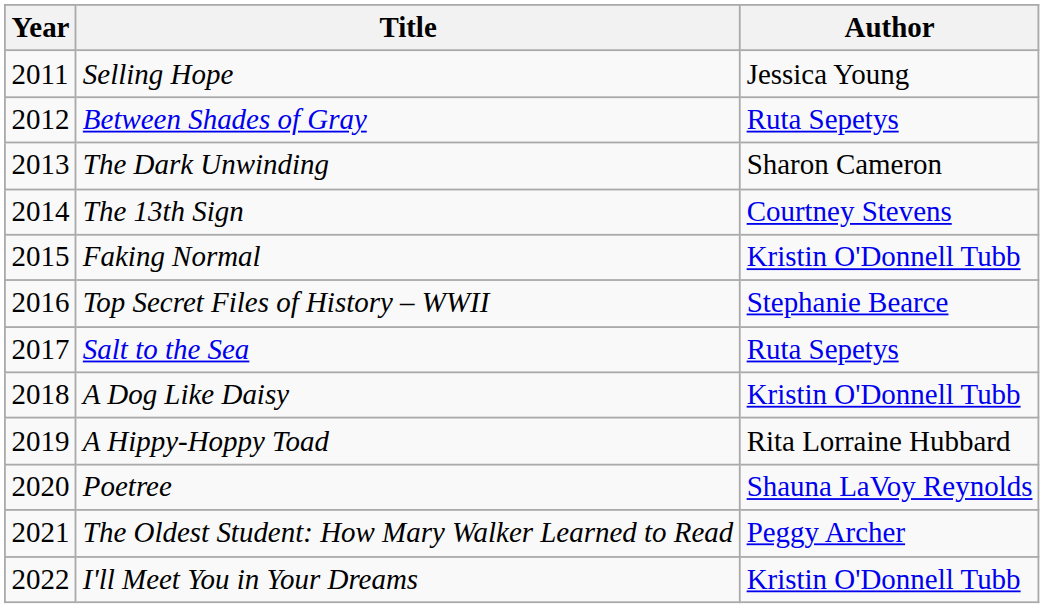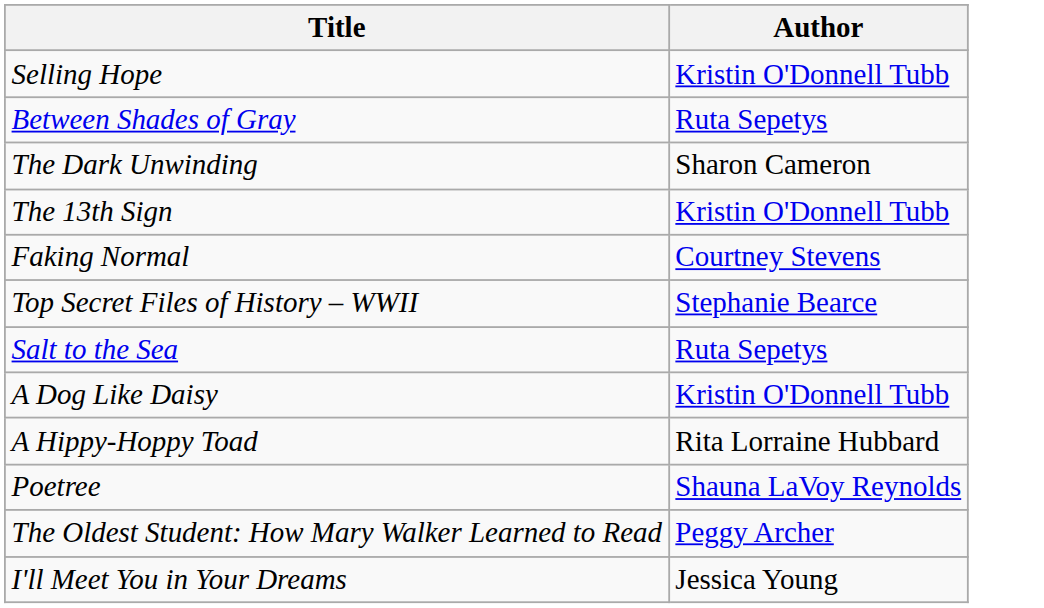- column: (41, 27)
(828, 73) Jessica Young -> (812, 73) Kristin O'Donnell Tubb
(849, 211) Courtney Stevens -> (812, 211) Kristin O'Donnell Tubb
(884, 257) Kristin O'Donnell Tubb -> (778, 257) Courtney Stevens
(884, 578) Kristin O'Donnell Tubb -> (757, 578) Jessica Young
